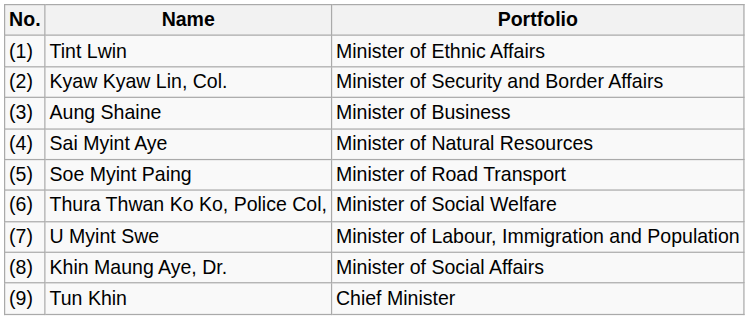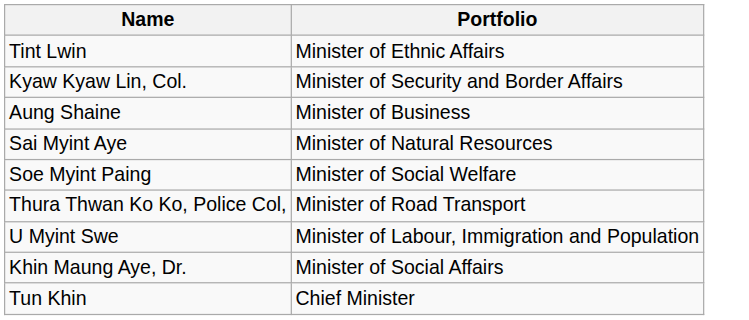- column: (25, 19)
(451, 174) Minister of Road Transport -> (406, 174) Minister of Social Welfare
(446, 205) Minister of Social Welfare -> (411, 205) Minister of Road Transport
